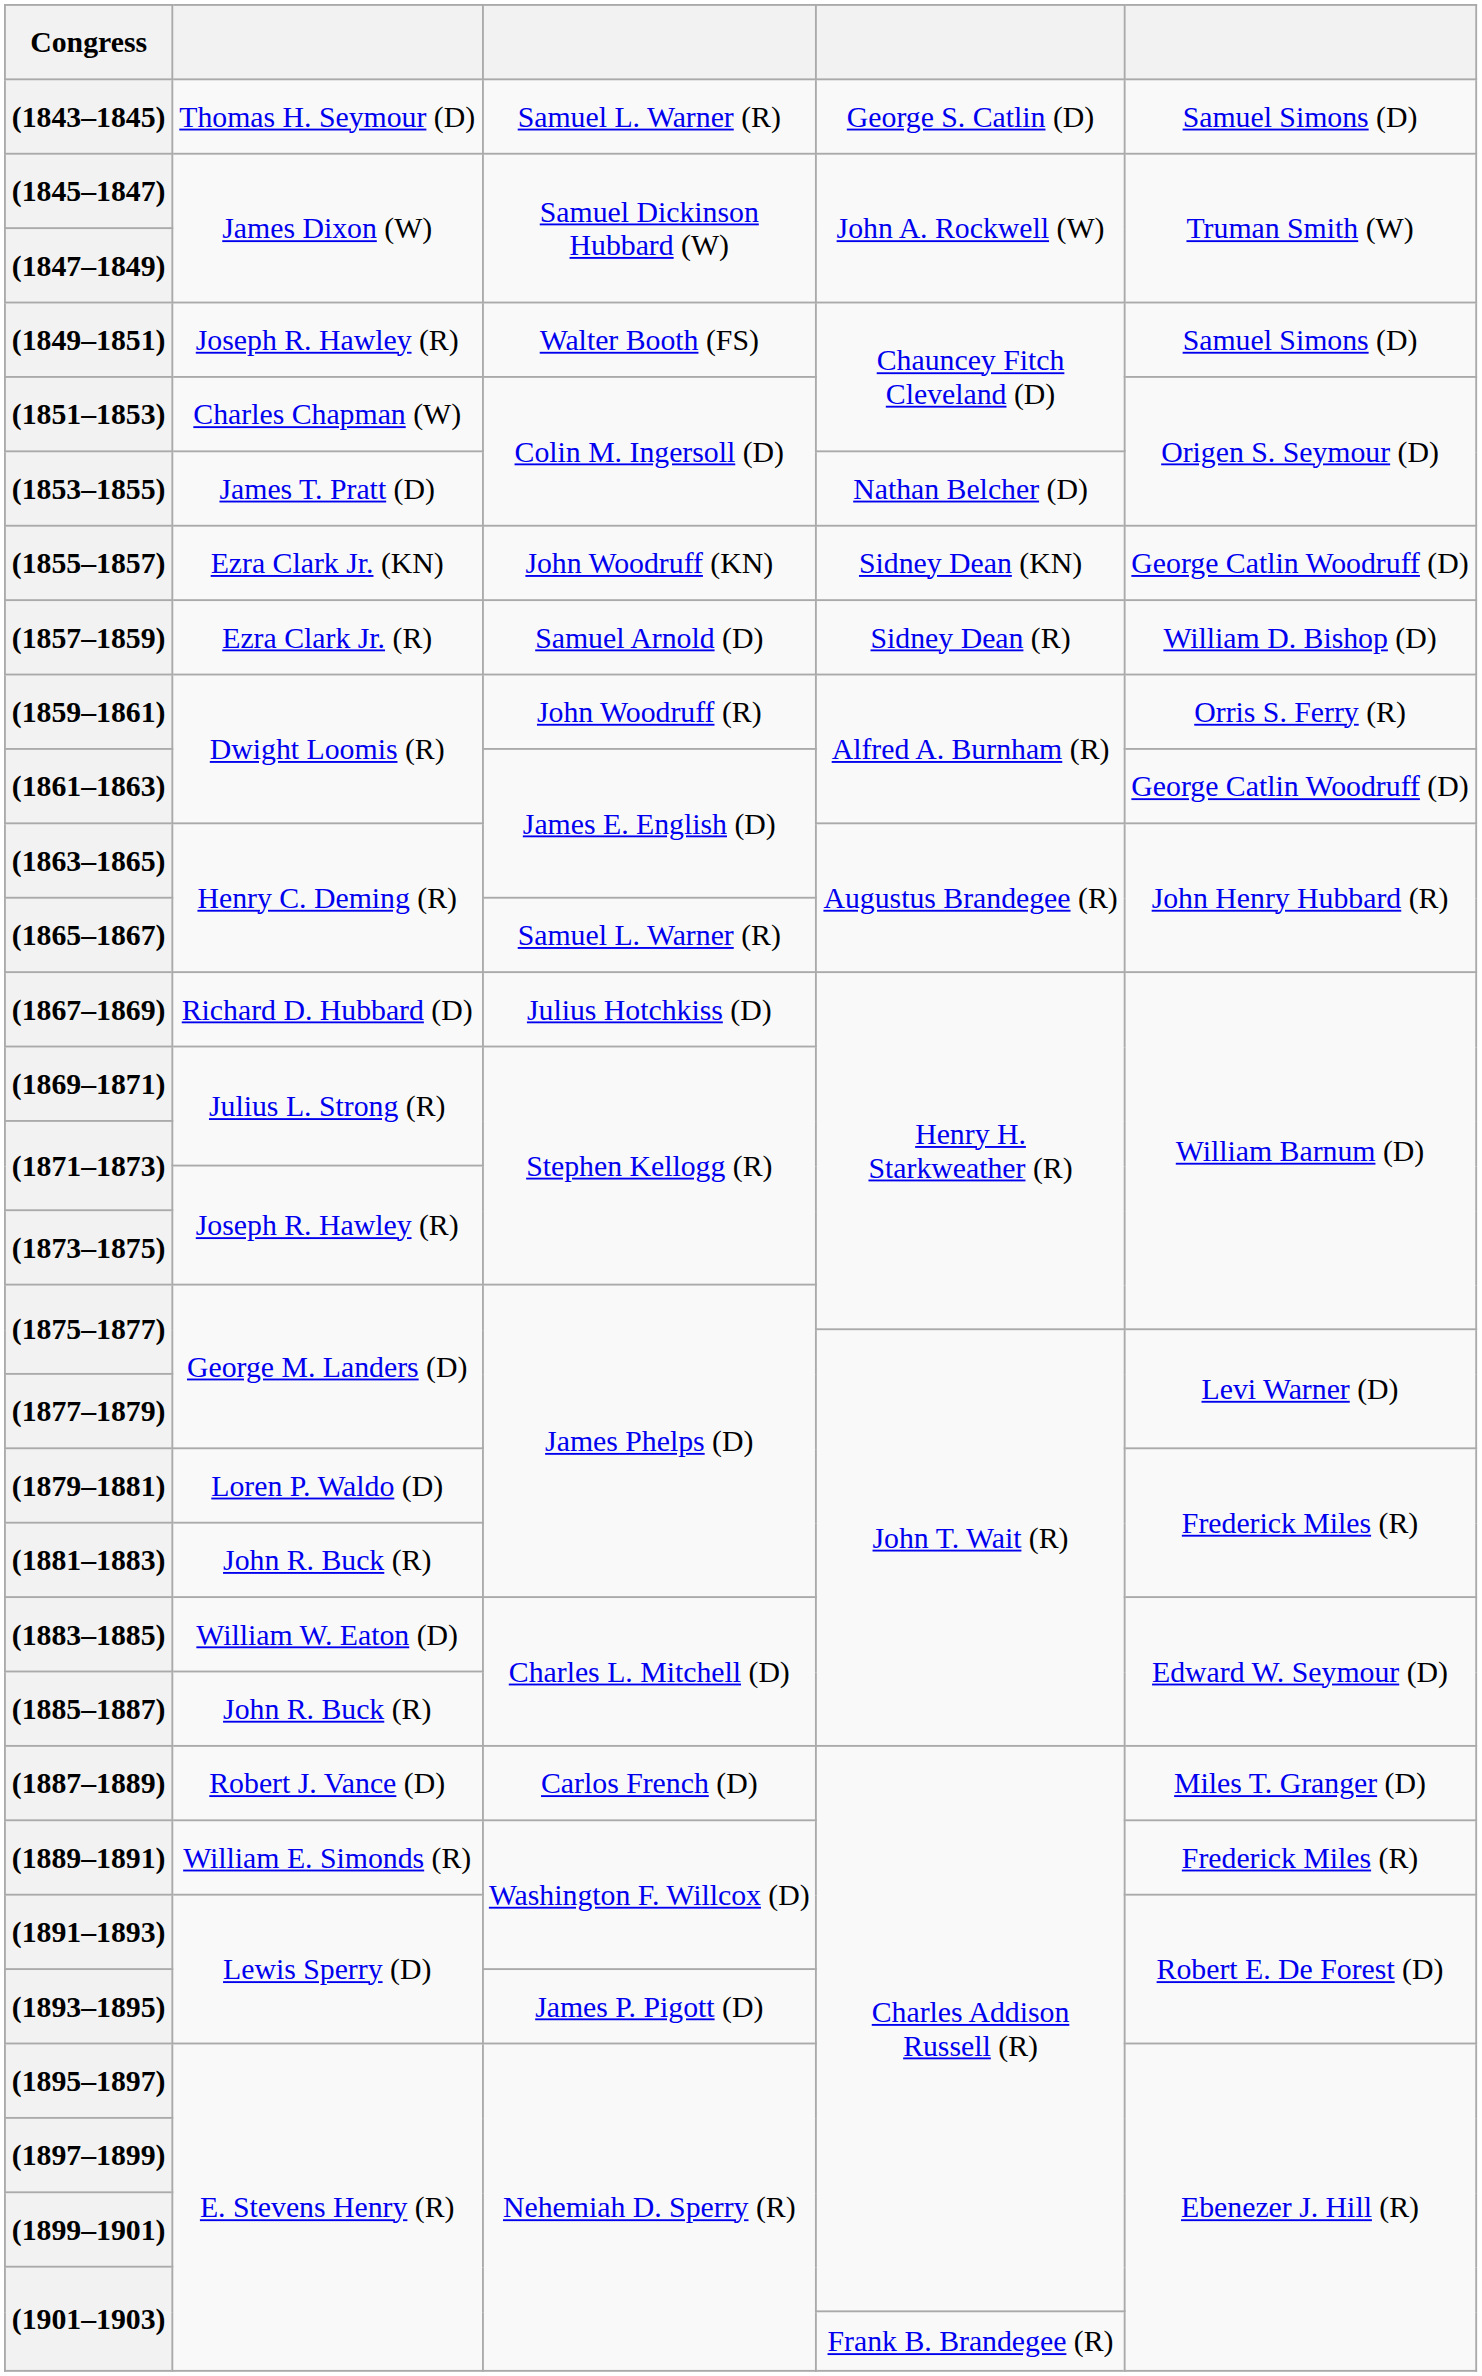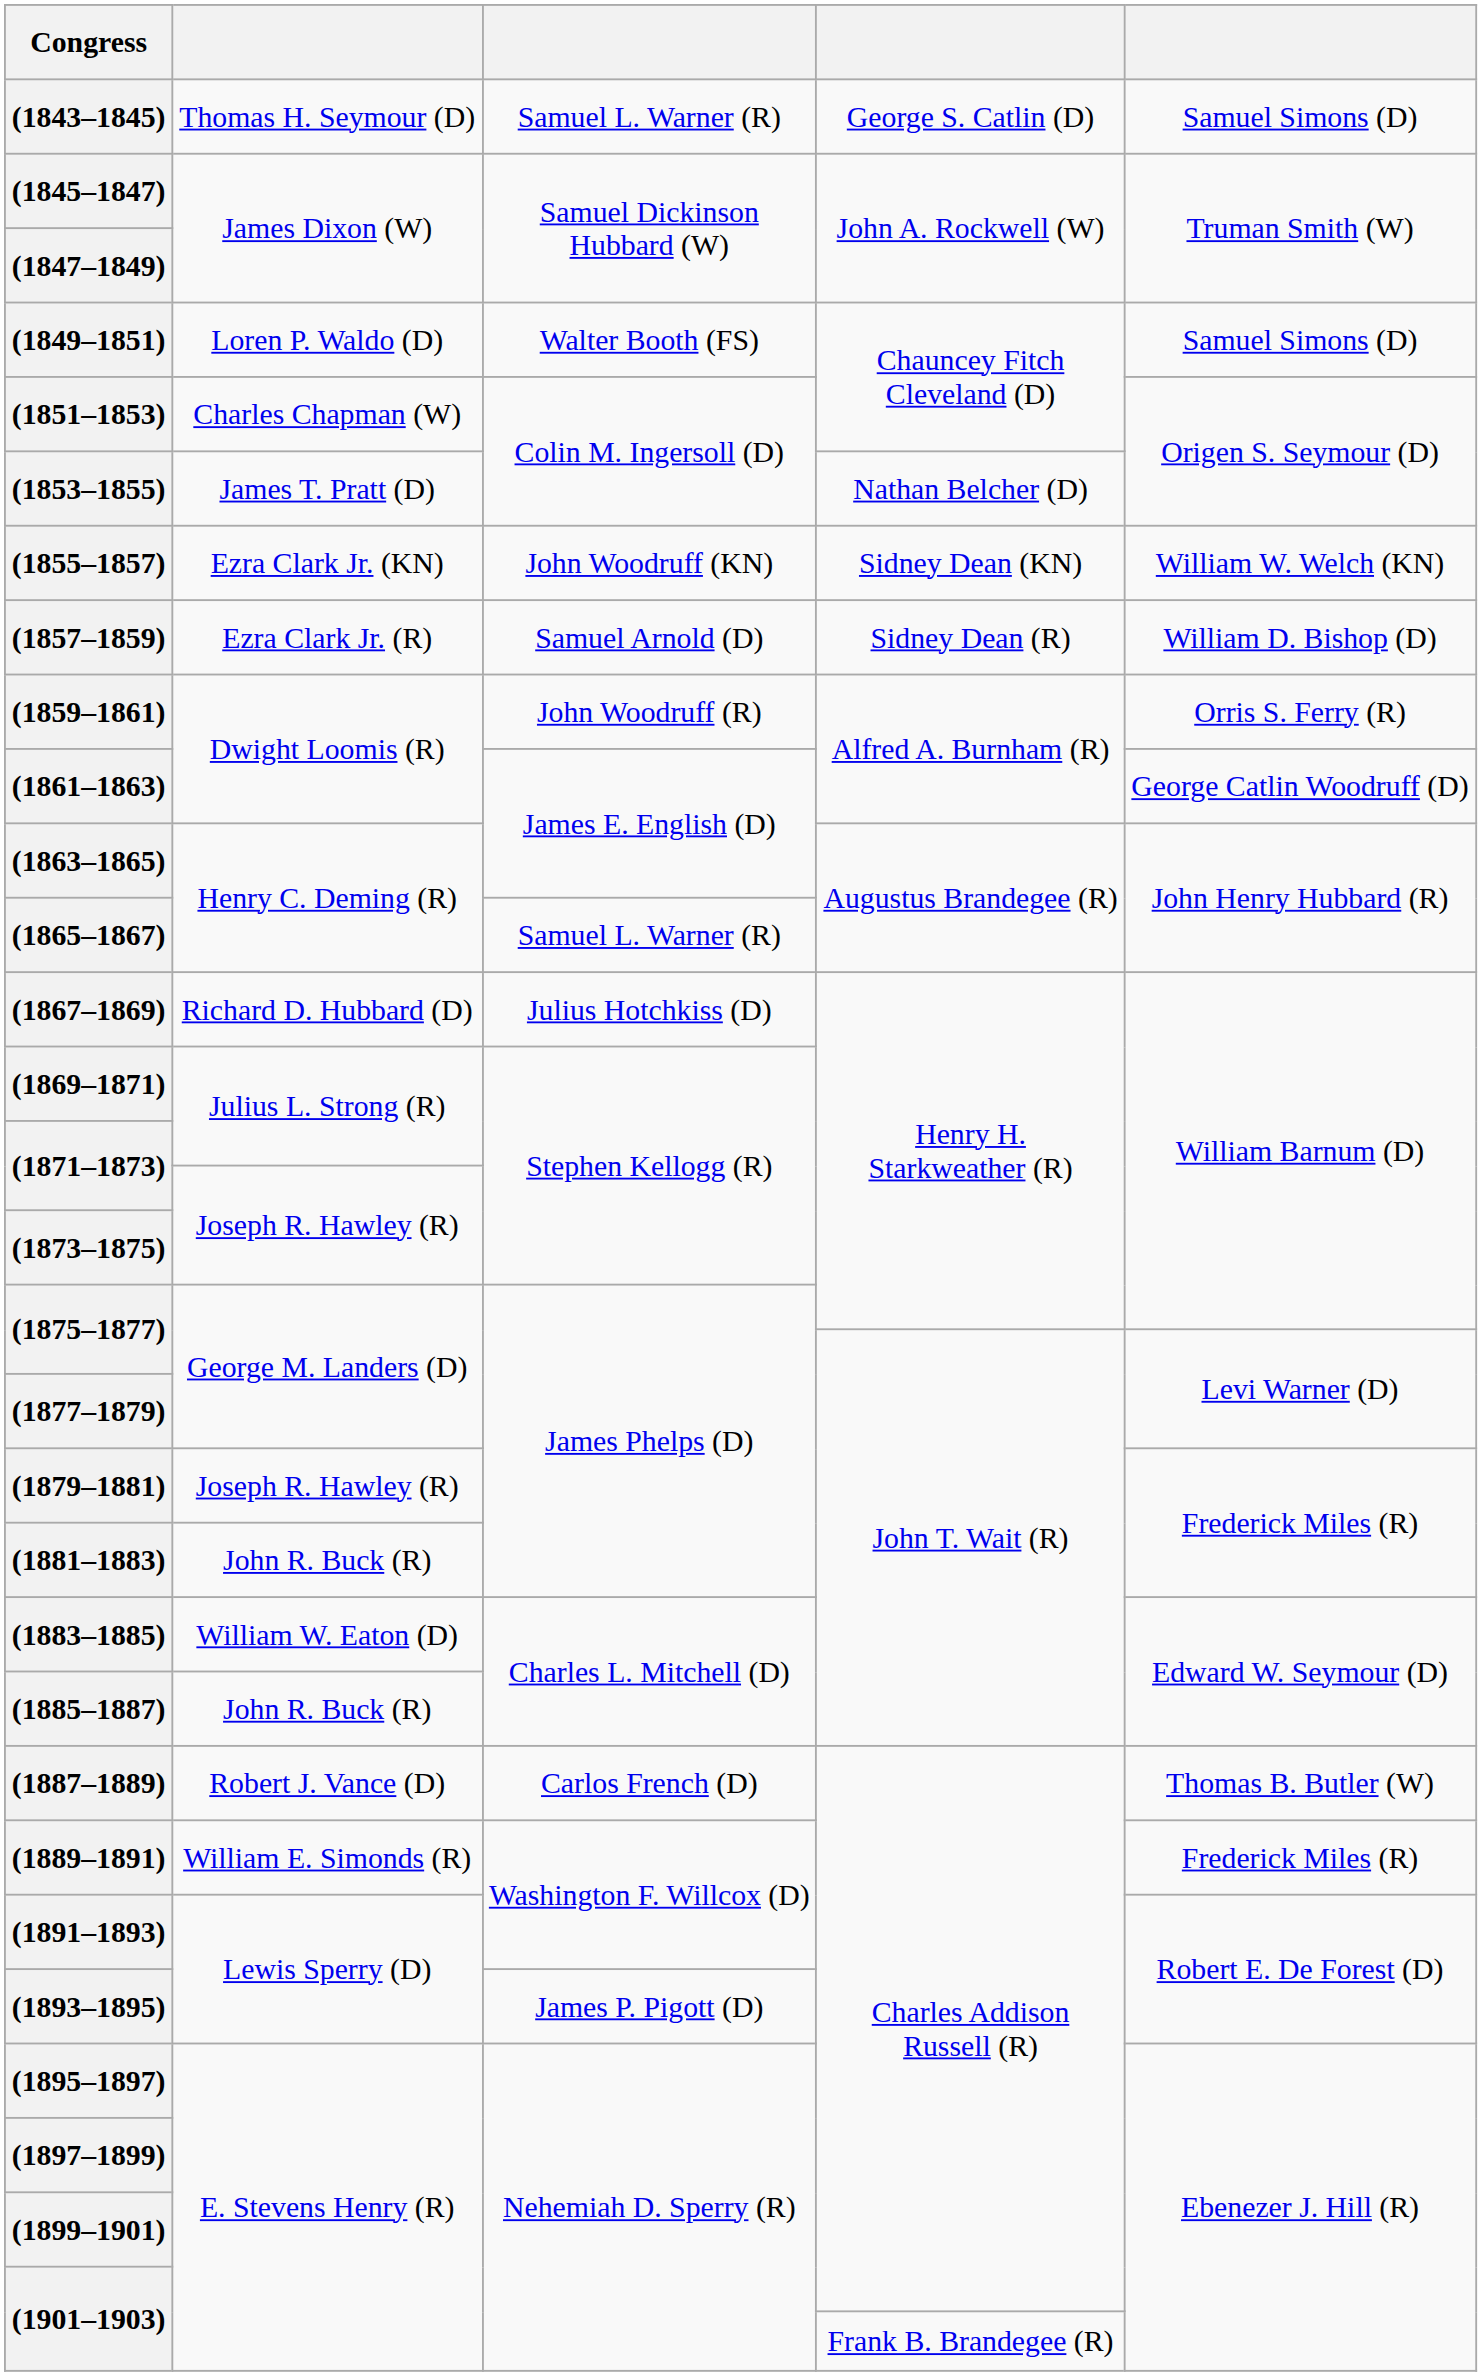(327, 339) Joseph R. Hawley (R) -> (327, 339) Loren P. Waldo (D)
(1300, 562) George Catlin Woodruff (D) -> (1300, 562) William W. Welch (KN)
(327, 1485) Loren P. Waldo (D) -> (327, 1485) Joseph R. Hawley (R)
(1300, 1782) Miles T. Granger (D) -> (1300, 1782) Thomas B. Butler (W)
